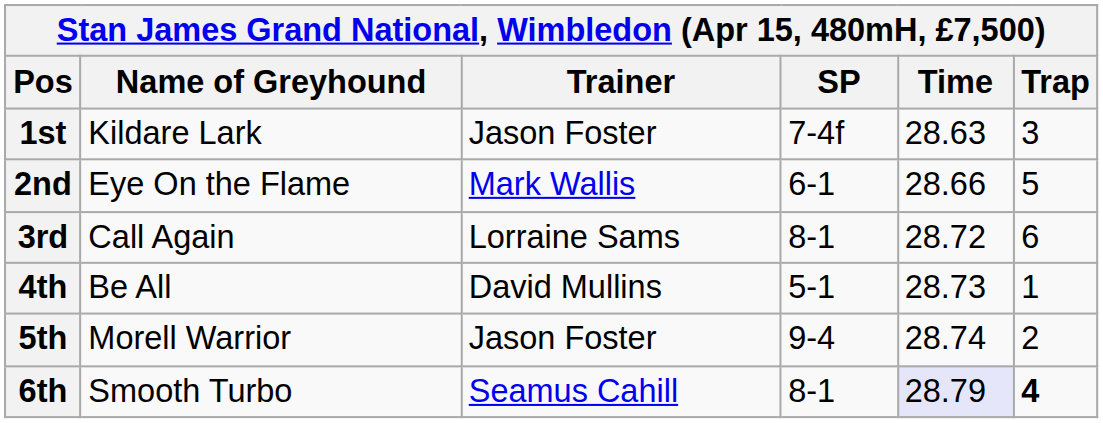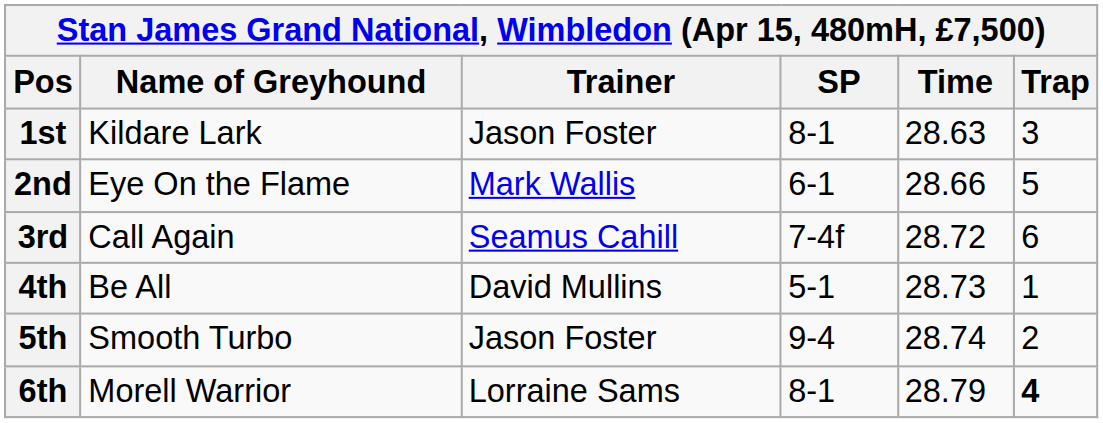(816, 133) 7-4f -> (812, 133) 8-1
(574, 236) Lorraine Sams -> (573, 236) Seamus Cahill
(812, 236) 8-1 -> (816, 236) 7-4f
(190, 339) Morell Warrior -> (190, 339) Smooth Turbo
(190, 390) Smooth Turbo -> (190, 390) Morell Warrior
(573, 390) Seamus Cahill -> (574, 390) Lorraine Sams
(945, 390) lavender background -> (945, 390) no background
